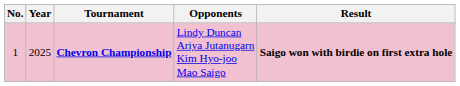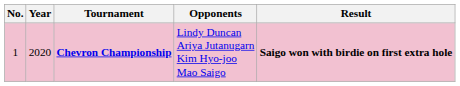(40, 52) 2025 -> (40, 52) 2020
